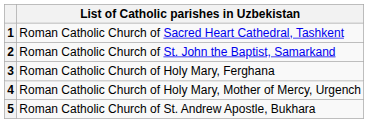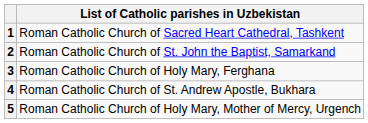(190, 90) Roman Catholic Church of Holy Mary, Mother of Mercy, Urgench -> (167, 90) Roman Catholic Church of St. Andrew Apostle, Bukhara
(167, 109) Roman Catholic Church of St. Andrew Apostle, Bukhara -> (190, 109) Roman Catholic Church of Holy Mary, Mother of Mercy, Urgench
